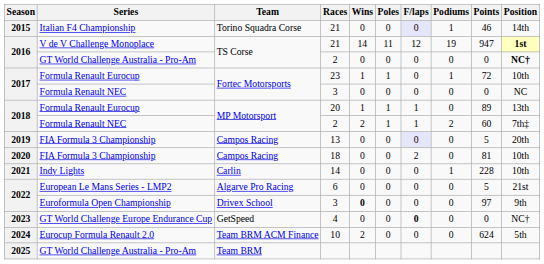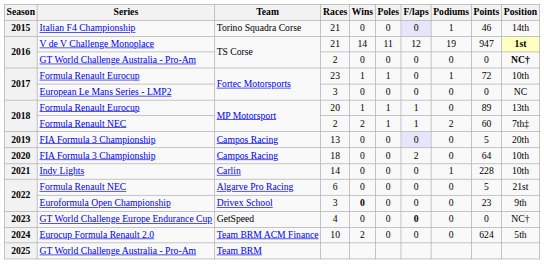(83, 92) Formula Renault NEC -> (106, 92) European Le Mans Series - LMP2
(486, 156) 81 -> (486, 156) 64
(106, 187) European Le Mans Series - LMP2 -> (83, 187) Formula Renault NEC
(486, 203) 97 -> (486, 203) 23
